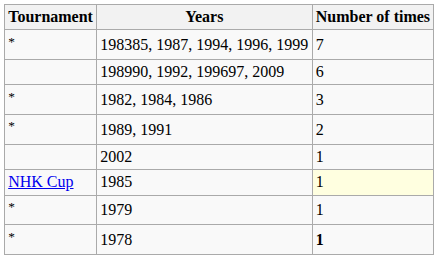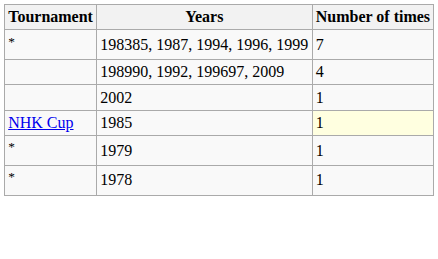(320, 72) 6 -> (320, 72) 4
- row: (156, 99)
- row: (136, 129)
(320, 239) bold -> (320, 180) normal
